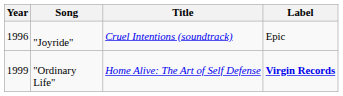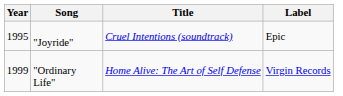(18, 36) 1996 -> (18, 36) 1995
(300, 71) bold -> (298, 71) normal
